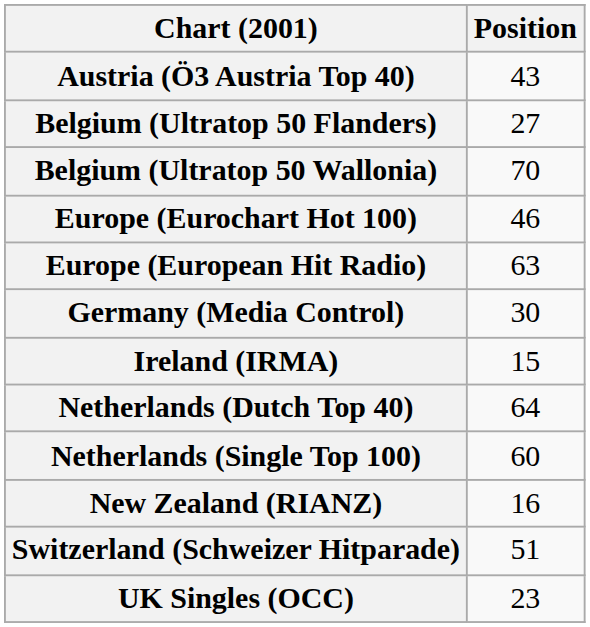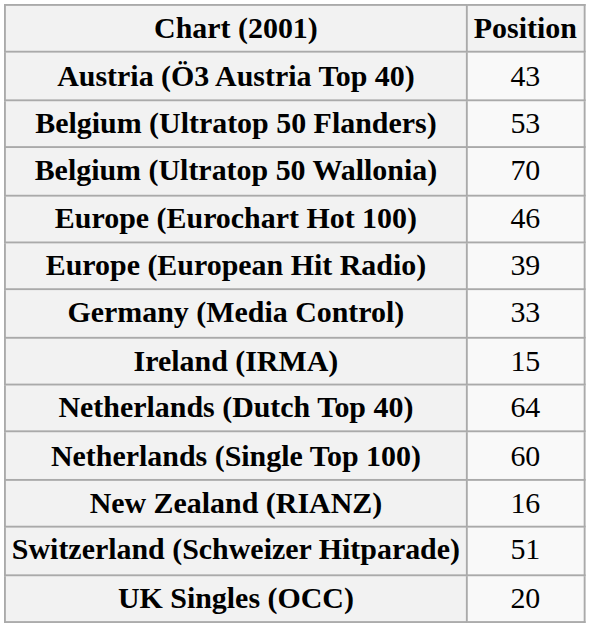(525, 123) 27 -> (525, 123) 53
(525, 265) 63 -> (525, 265) 39
(525, 312) 30 -> (525, 312) 33
(525, 597) 23 -> (525, 597) 20
